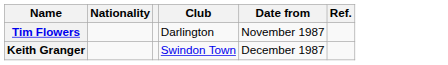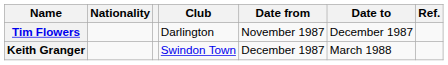+ column: (371, 13)
